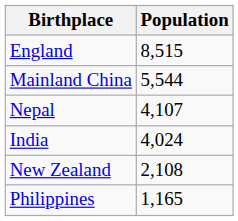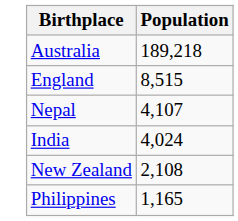+ row: (65, 50)
- row: (71, 80)
